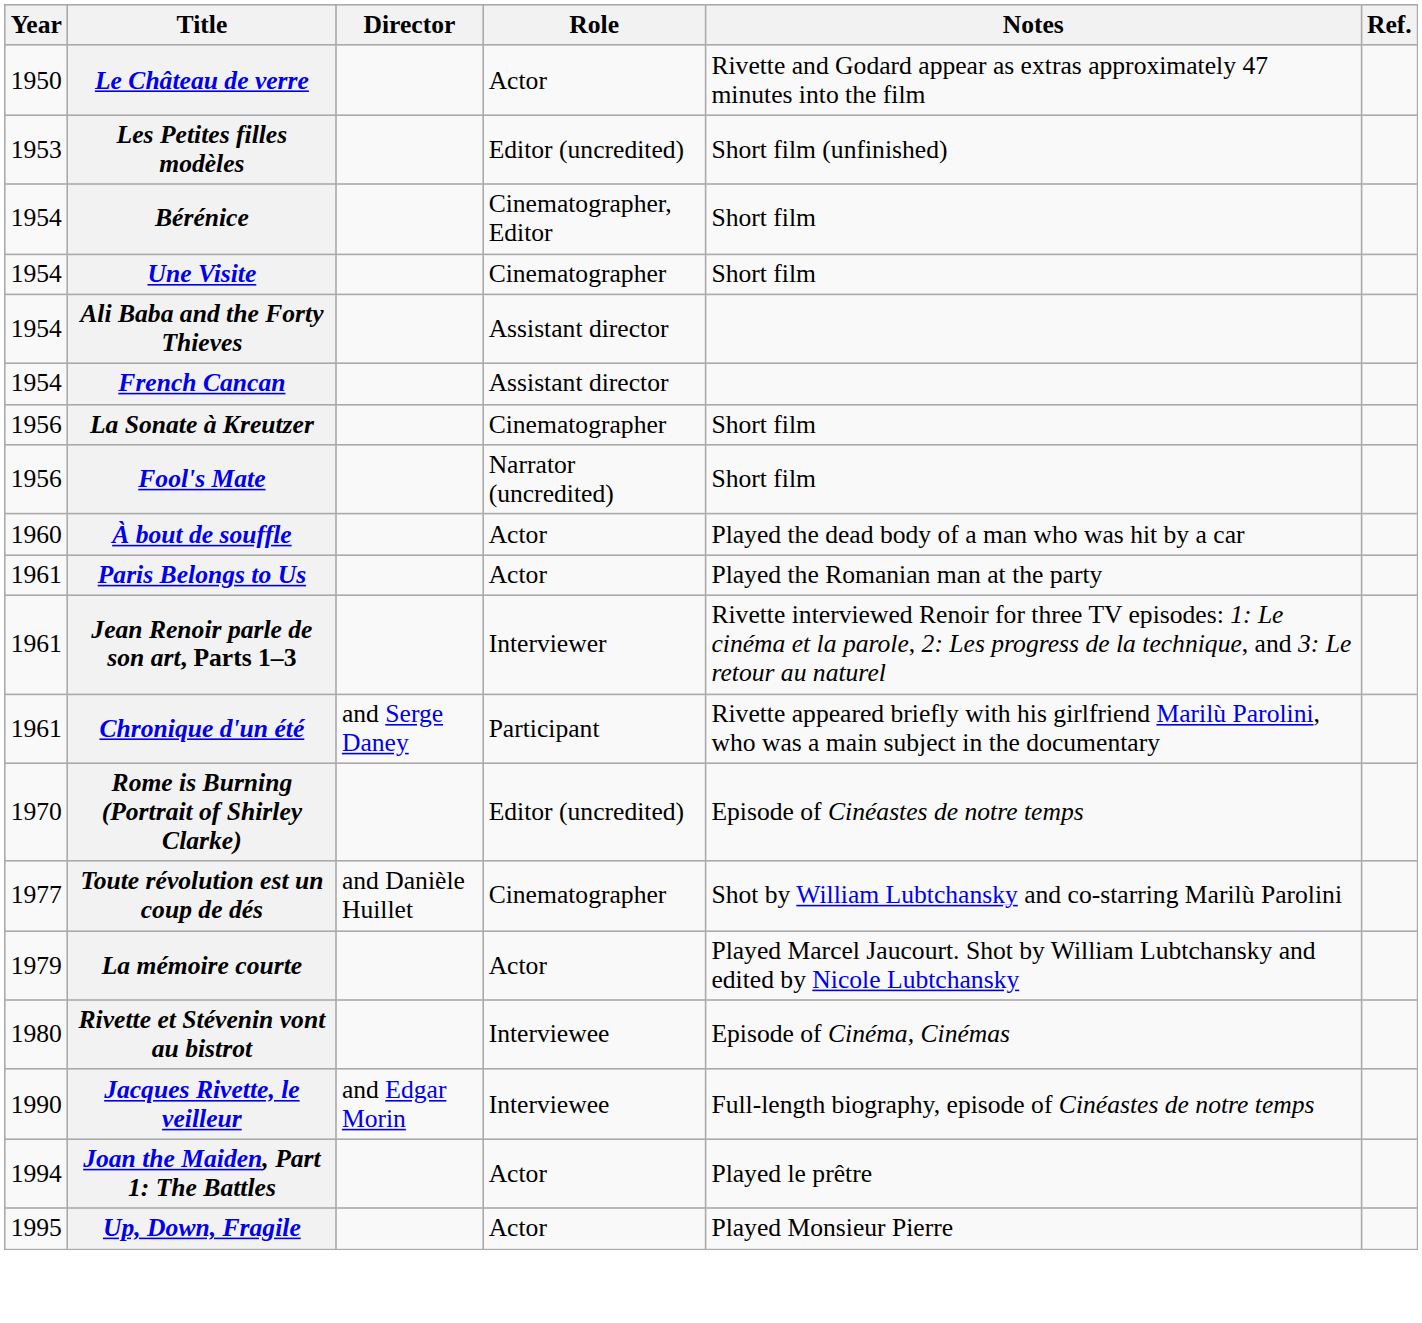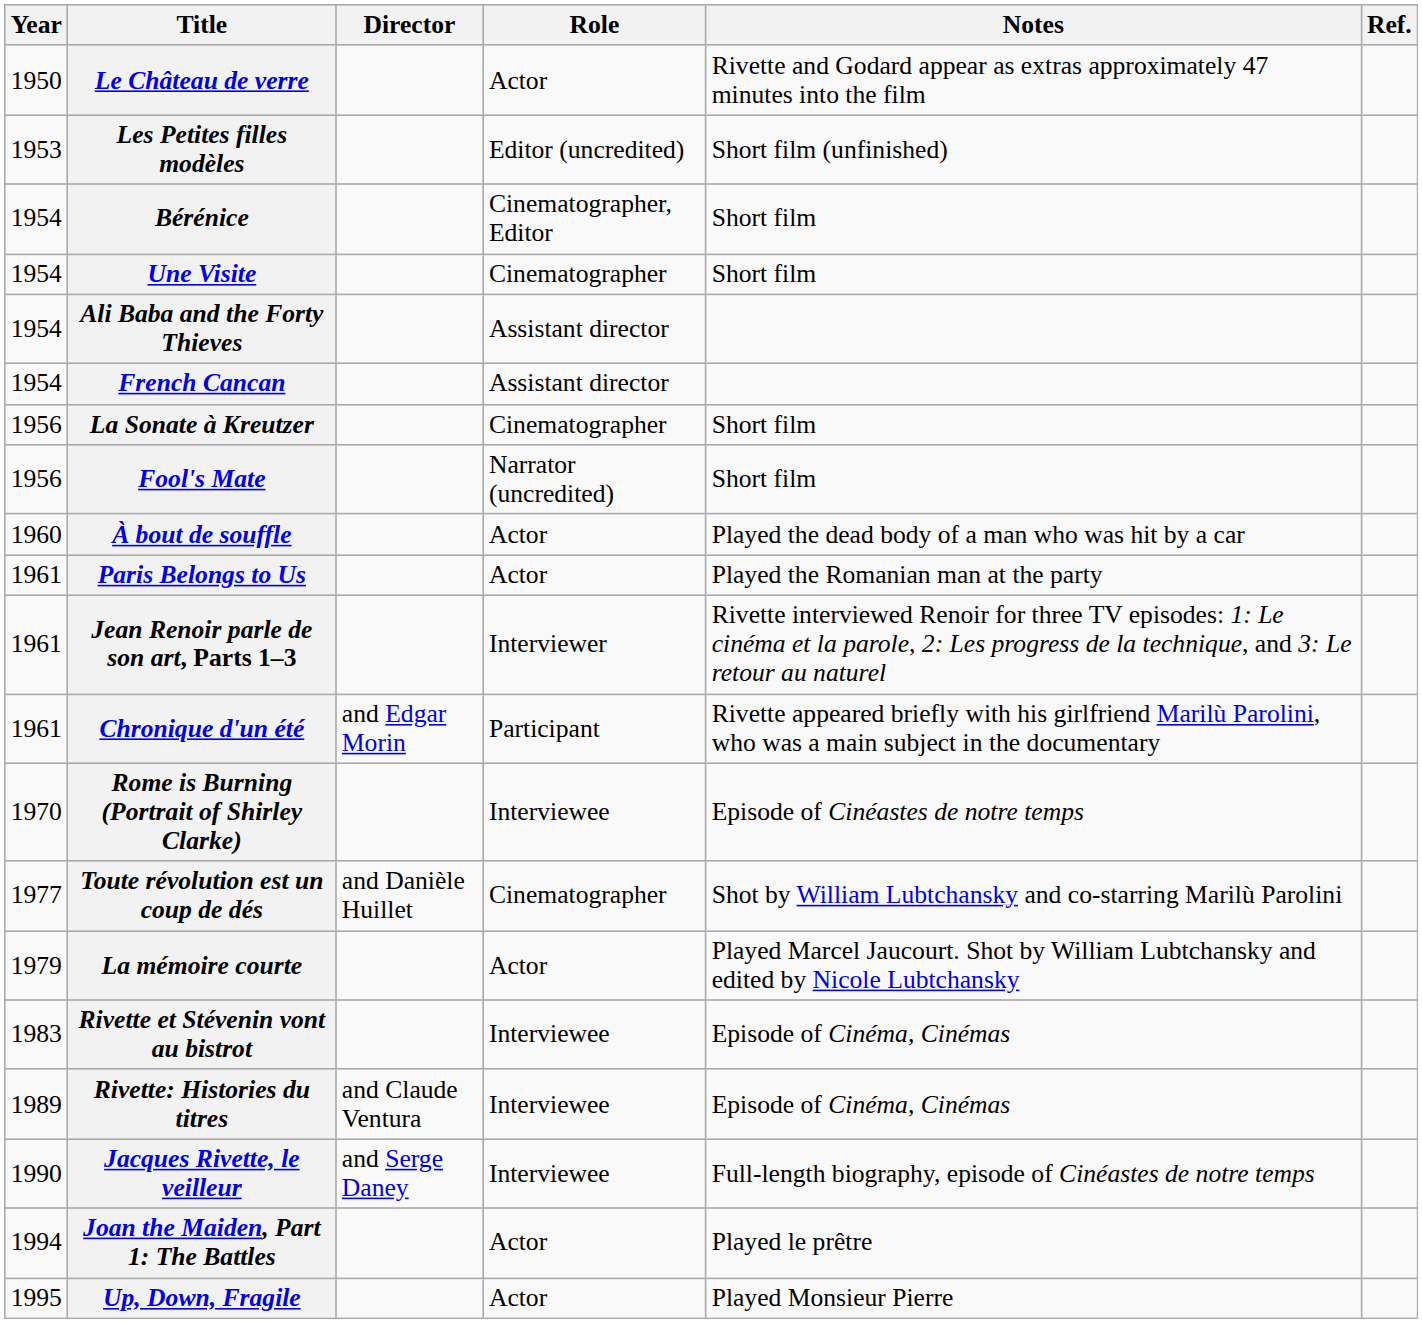(392, 728) and Serge Daney -> (394, 728) and Edgar Morin
(586, 811) Editor (uncredited) -> (549, 811) Interviewee
(36, 1034) 1980 -> (36, 1034) 1983
+ row: (202, 1103)
(394, 1103) and Edgar Morin -> (392, 1173) and Serge Daney
